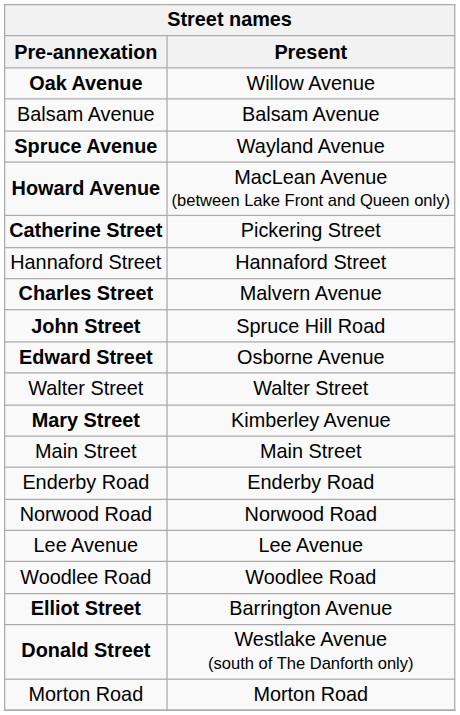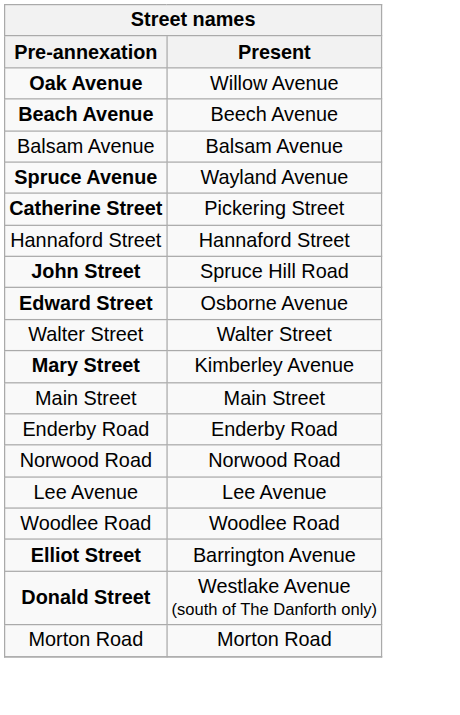+ row: (86, 114)
- row: (86, 188)
- row: (86, 294)
